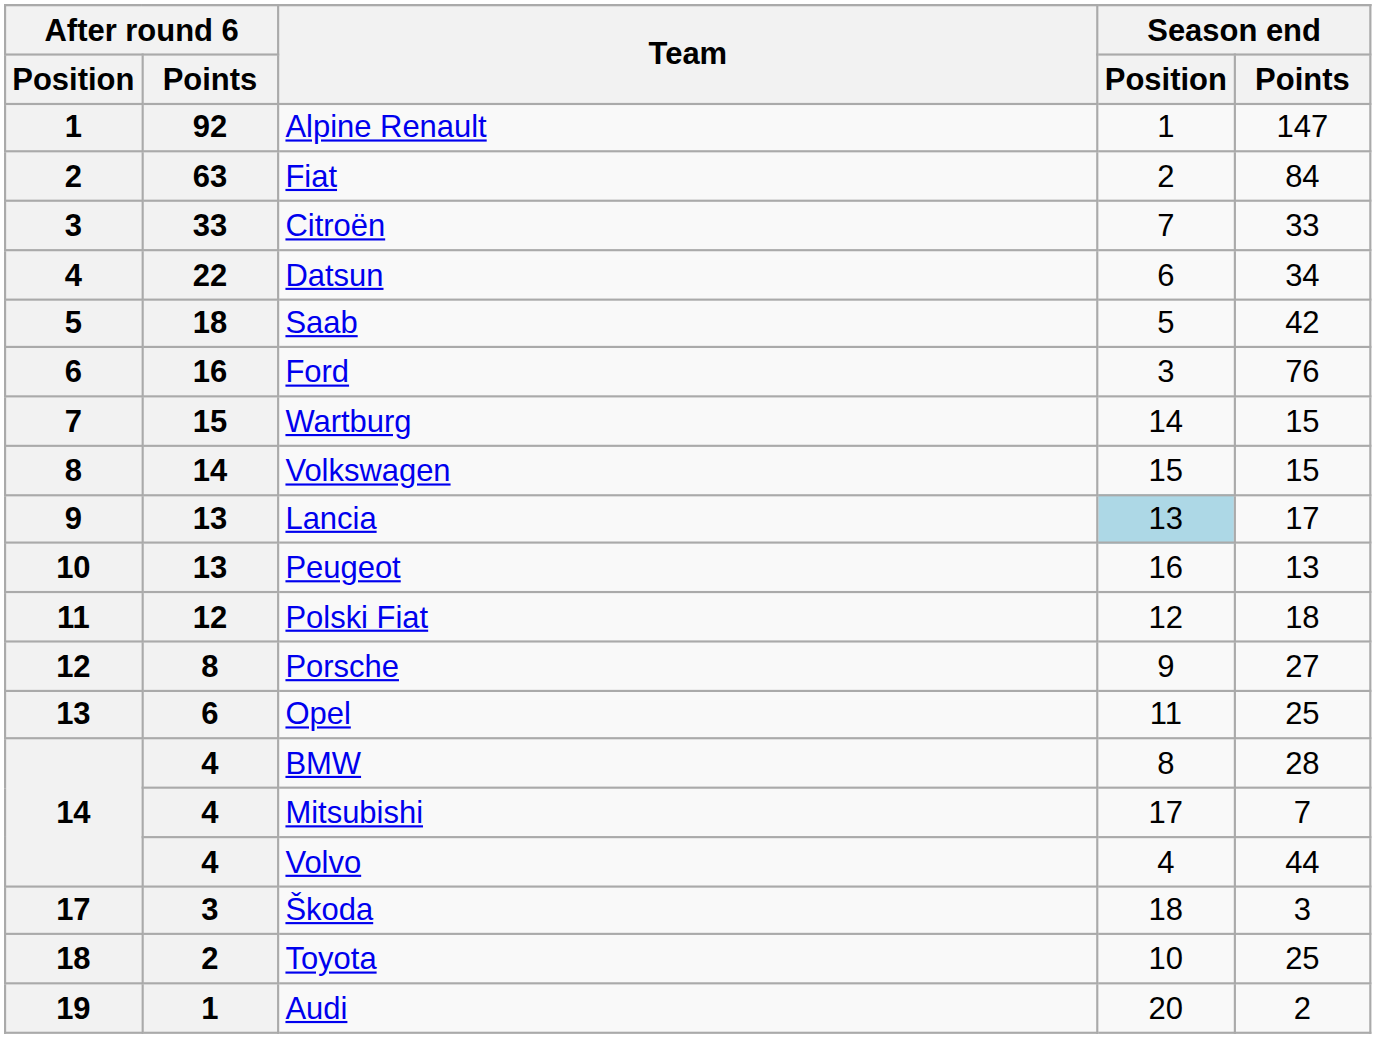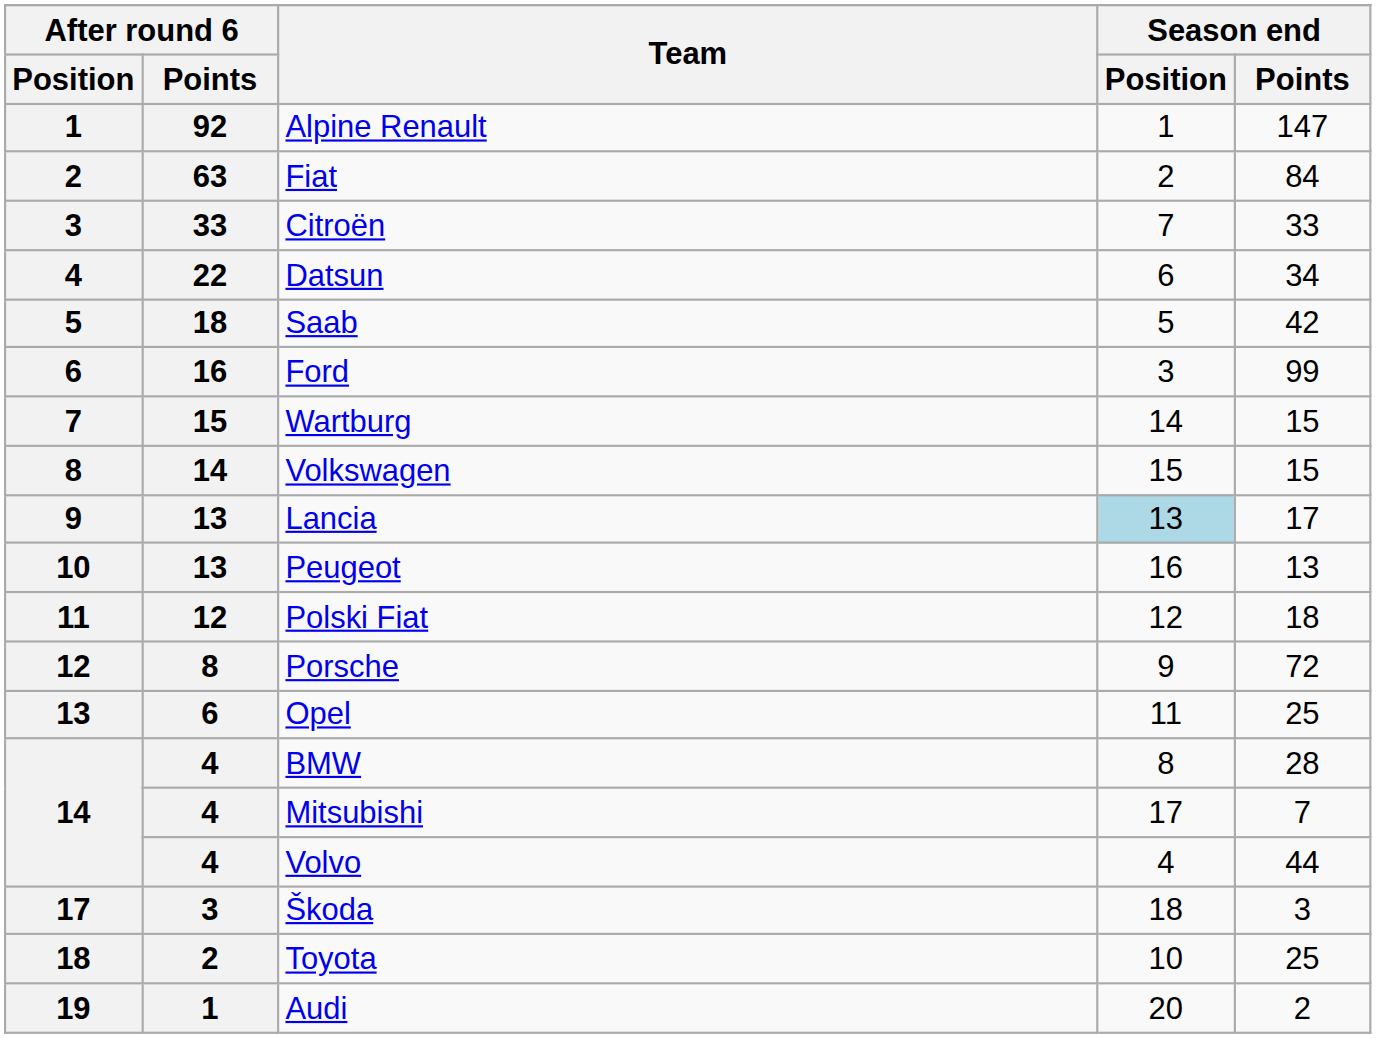(1302, 372) 76 -> (1302, 372) 99
(1302, 666) 27 -> (1302, 666) 72
